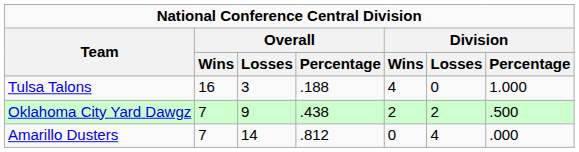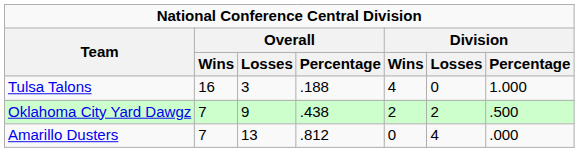(249, 135) 14 -> (249, 135) 13
